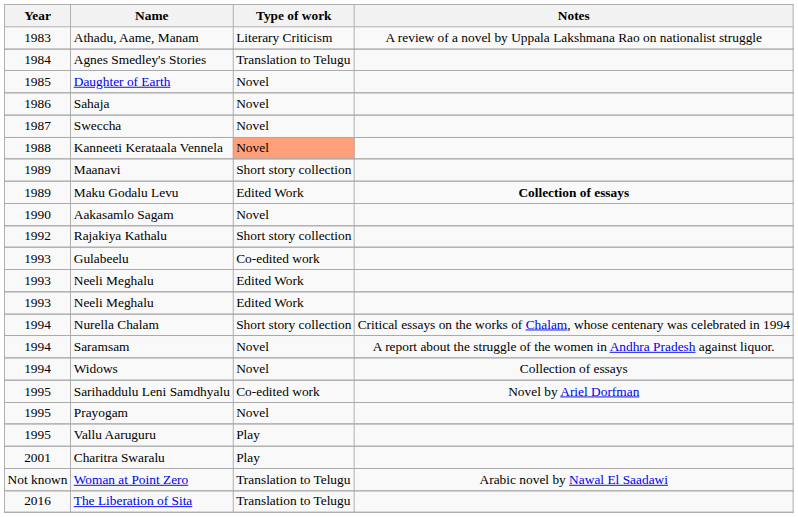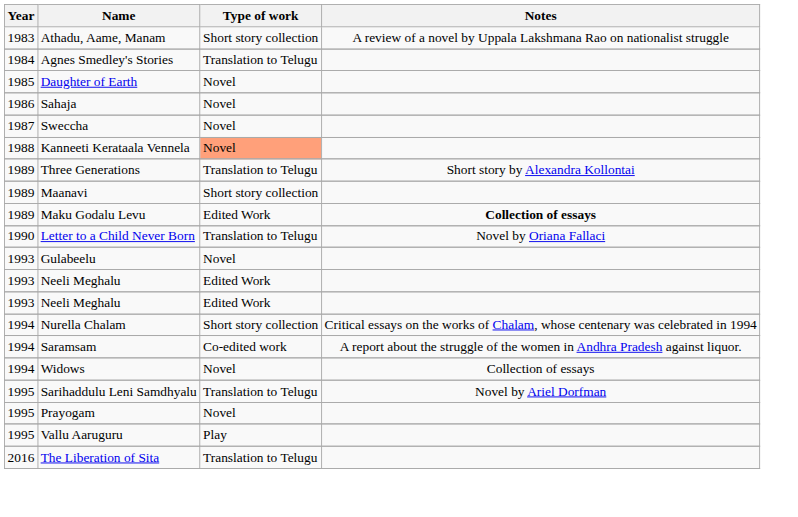(284, 38) Literary Criticism -> (261, 38) Short story collection
+ row: (21, 170)
+ row: (21, 236)
- row: (38, 214)
- row: (38, 236)
(278, 258) Co-edited work -> (219, 258) Novel
(252, 347) Novel -> (245, 347) Co-edited work
(278, 391) Co-edited work -> (260, 391) Translation to Telugu
- row: (38, 457)
- row: (38, 479)
